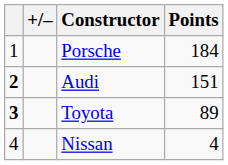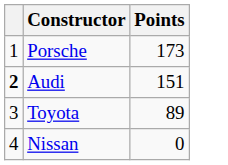- column: (40, 20)
(205, 51) 184 -> (170, 51) 173
(14, 113) bold -> (14, 113) normal
(214, 144) 4 -> (180, 144) 0
